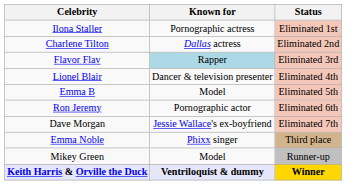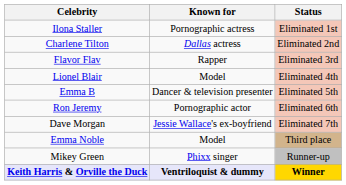(212, 60) lightblue background -> (212, 60) no background
(212, 76) Dancer & television presenter -> (212, 76) Model
(212, 92) Model -> (212, 92) Dancer & television presenter
(212, 140) Phixx singer -> (212, 140) Model
(212, 156) Model -> (212, 156) Phixx singer
